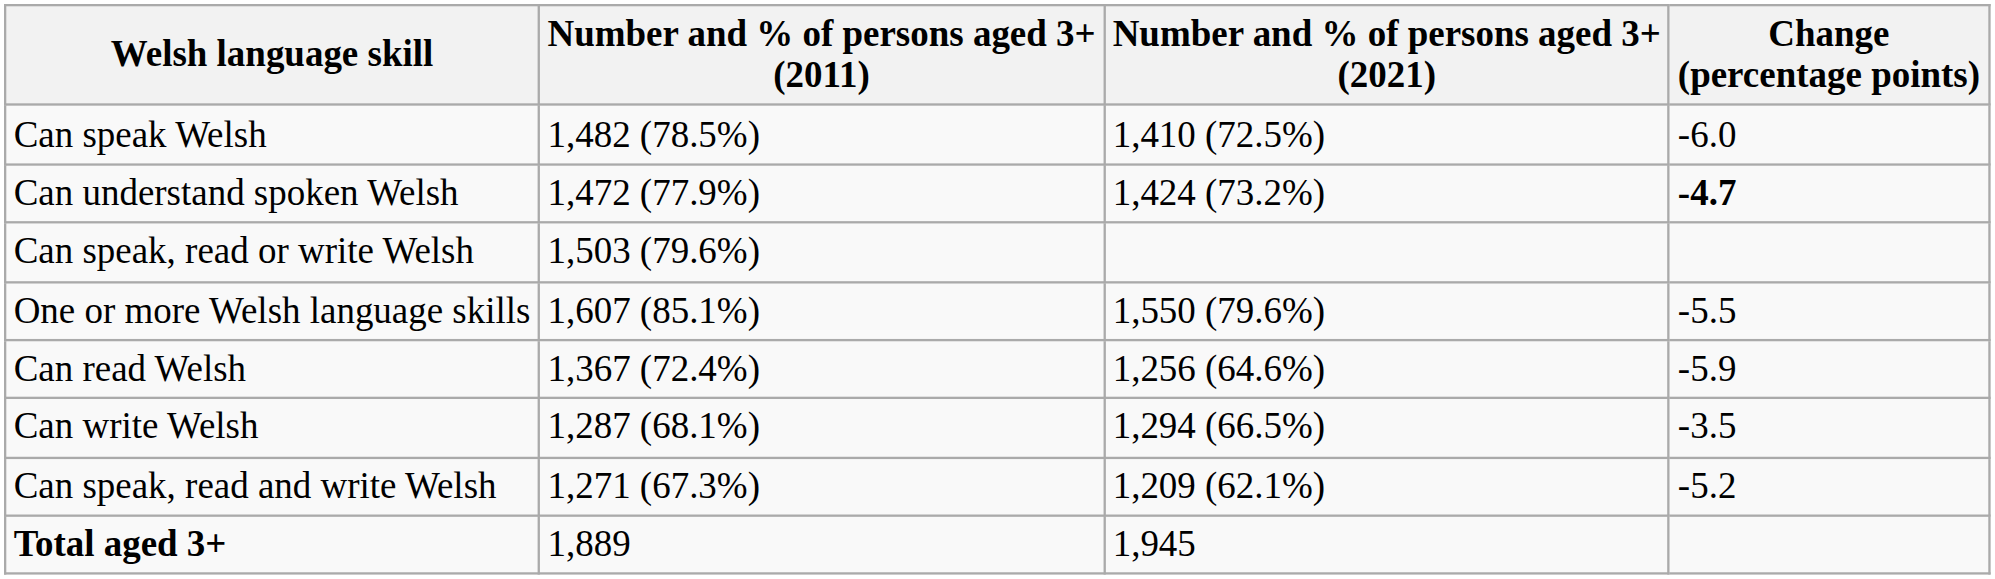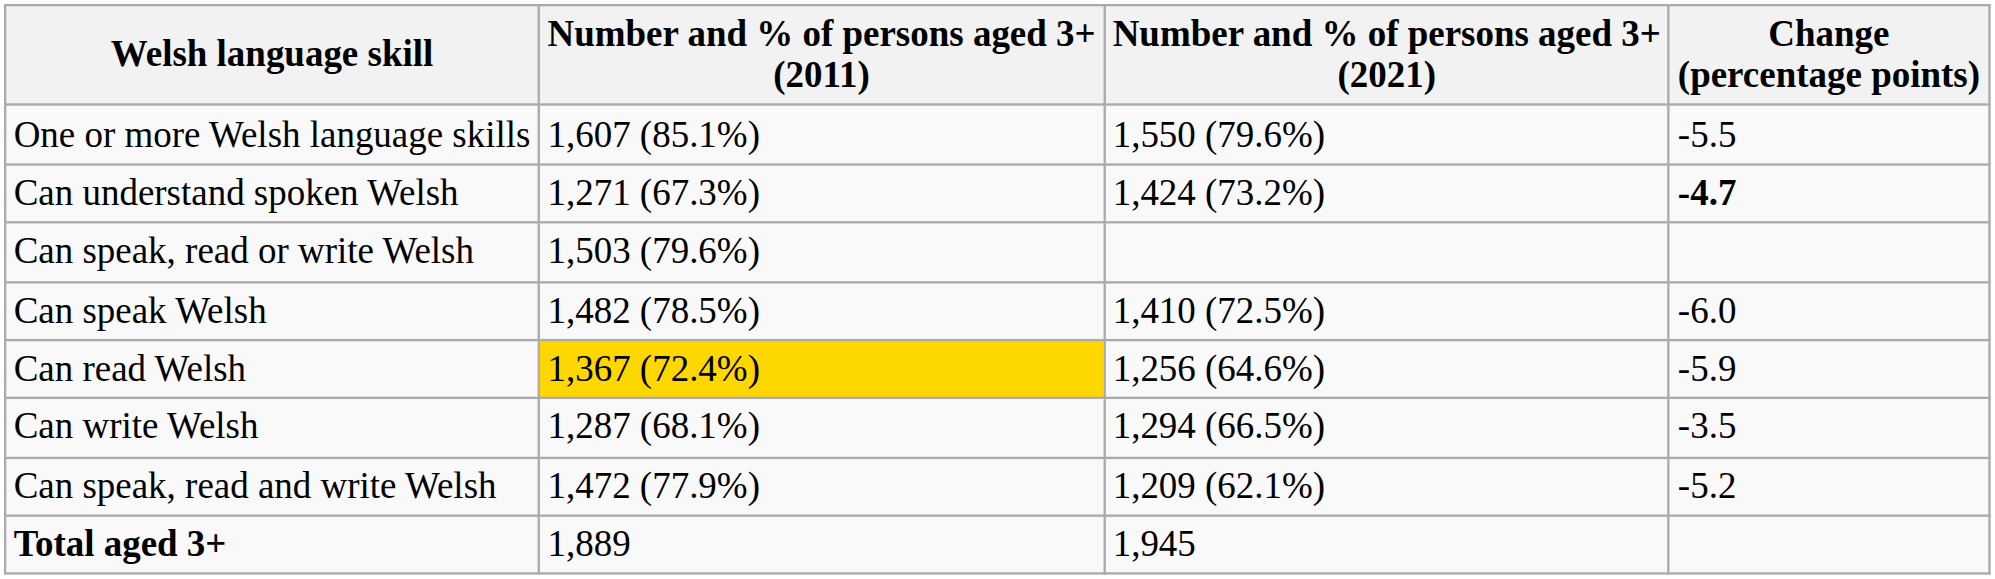rows swapped: (272, 309) <-> (140, 134)
(654, 192) 1,472 (77.9%) -> (654, 192) 1,271 (67.3%)
(654, 368) no background -> (654, 368) gold background
(654, 485) 1,271 (67.3%) -> (654, 485) 1,472 (77.9%)
